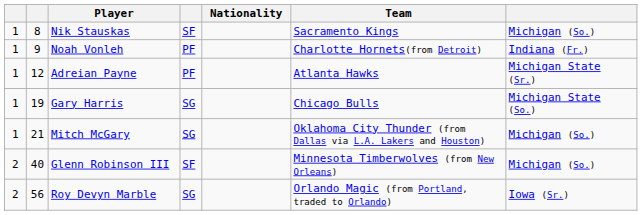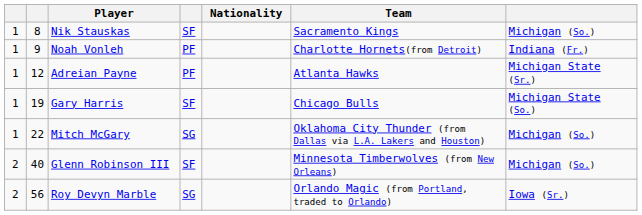(189, 103) SG -> (189, 103) SF
(37, 134) 21 -> (37, 134) 22
